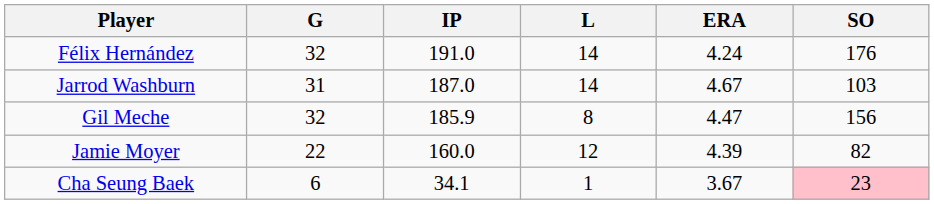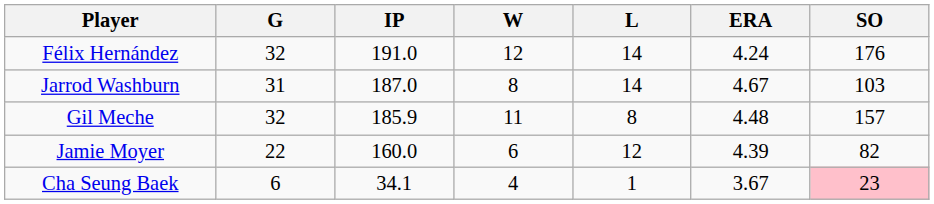+ column: (513, 20)
(724, 118) 4.47 -> (751, 118) 4.48
(861, 118) 156 -> (870, 118) 157
